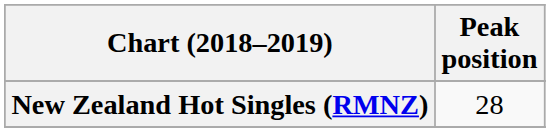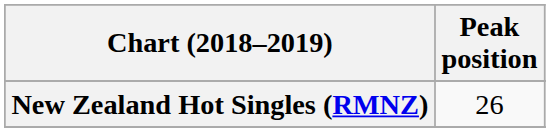(489, 103) 28 -> (489, 103) 26
